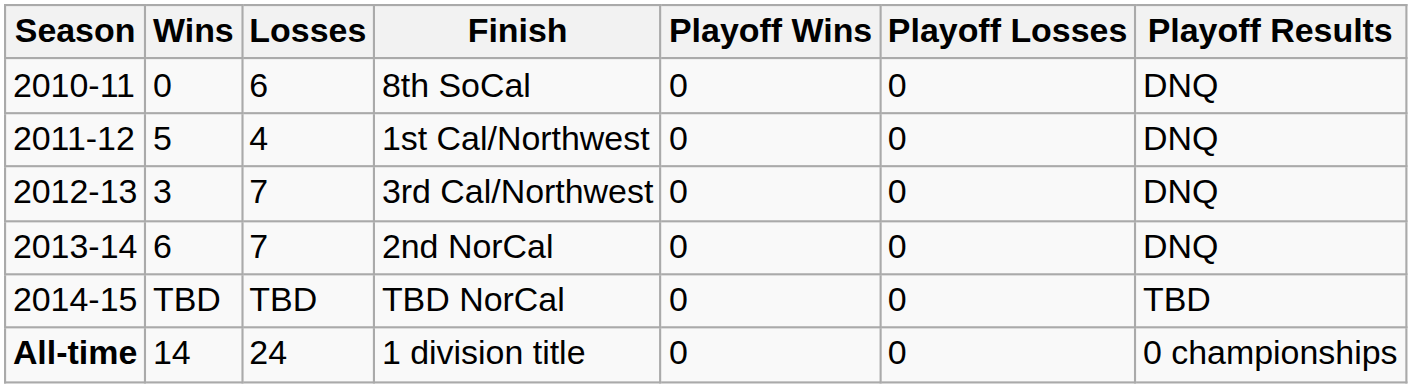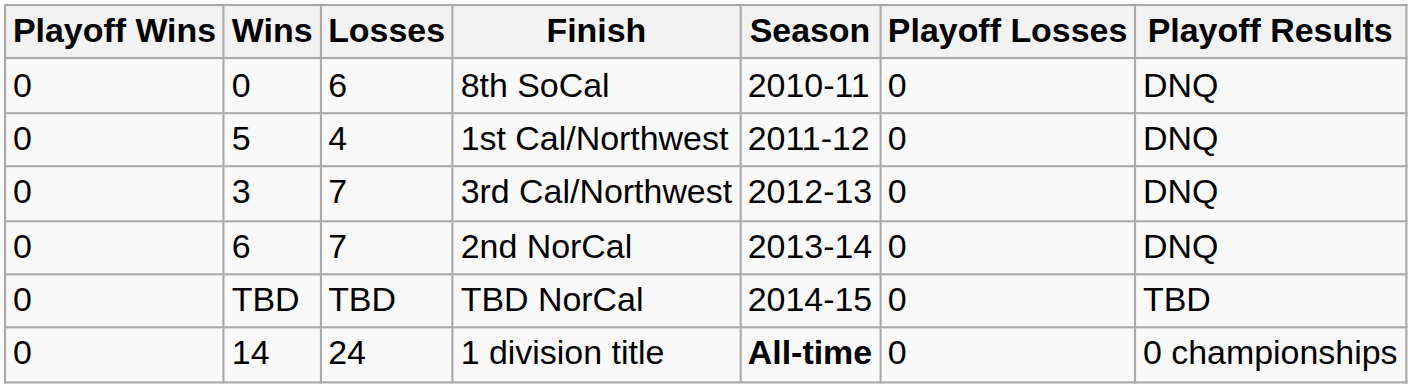columns swapped: (75, 31) <-> (771, 31)
